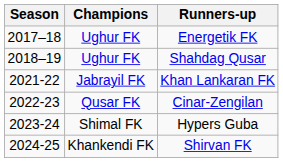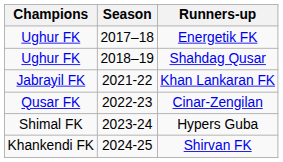columns swapped: (34, 15) <-> (111, 15)
